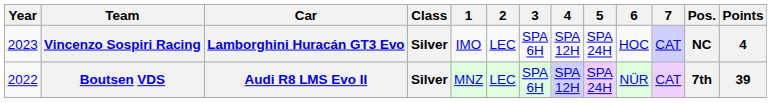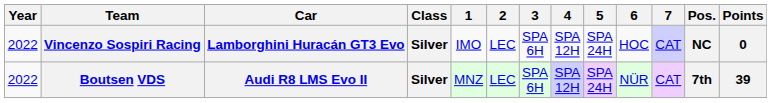(23, 43) 2023 -> (23, 43) 2022
(743, 43) 4 -> (743, 43) 0
